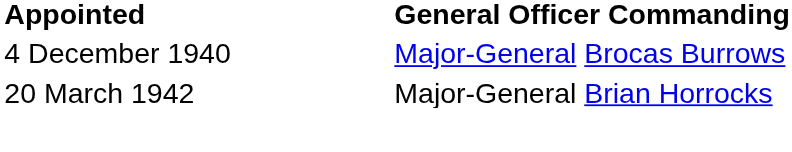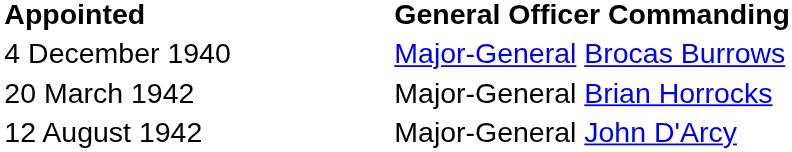+ row: (103, 132)
